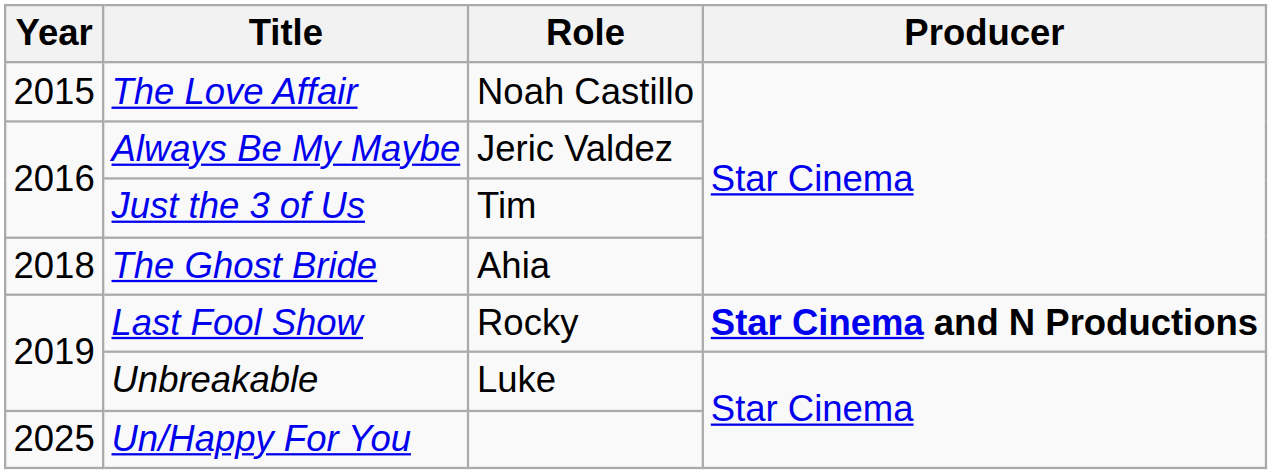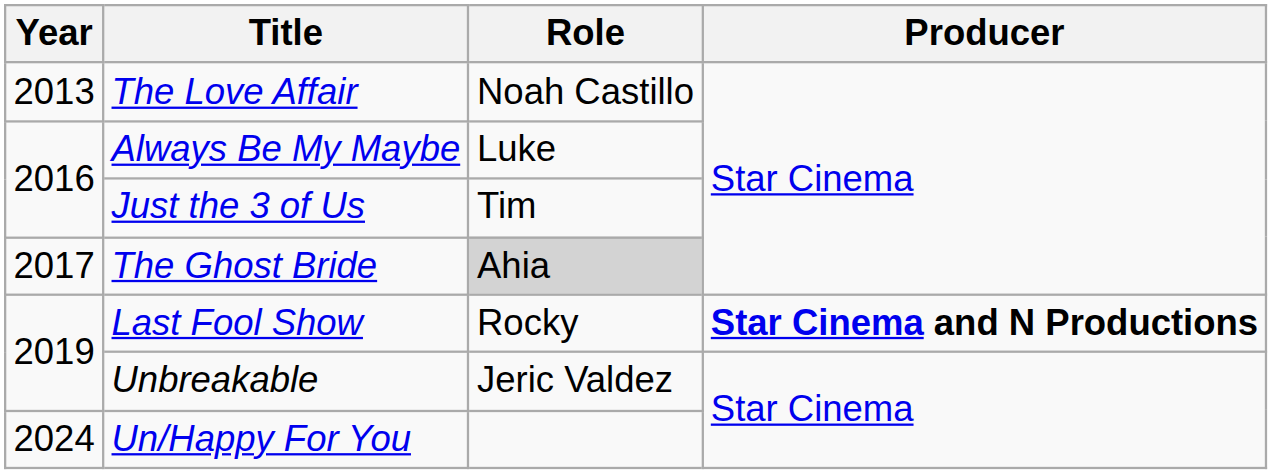(54, 91) 2015 -> (54, 91) 2013
(575, 149) Jeric Valdez -> (517, 149) Luke
(54, 264) 2018 -> (54, 264) 2017
(514, 264) no background -> (514, 264) lightgrey background
(517, 380) Luke -> (575, 380) Jeric Valdez
(54, 438) 2025 -> (54, 438) 2024
